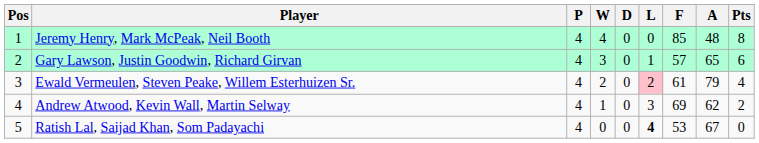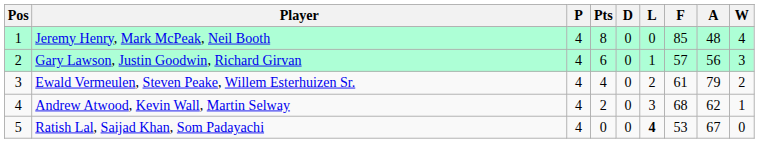columns swapped: (603, 15) <-> (741, 15)
(712, 60) 65 -> (713, 60) 56
(651, 82) pink background -> (652, 82) no background
(679, 104) 69 -> (681, 104) 68
